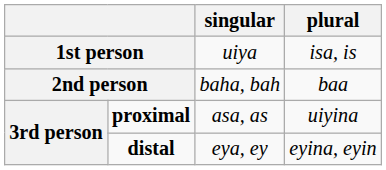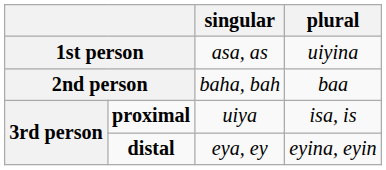(240, 52) uiya -> (240, 52) asa, as
(333, 52) isa, is -> (333, 52) uiyina
(240, 116) asa, as -> (240, 116) uiya
(333, 116) uiyina -> (333, 116) isa, is
